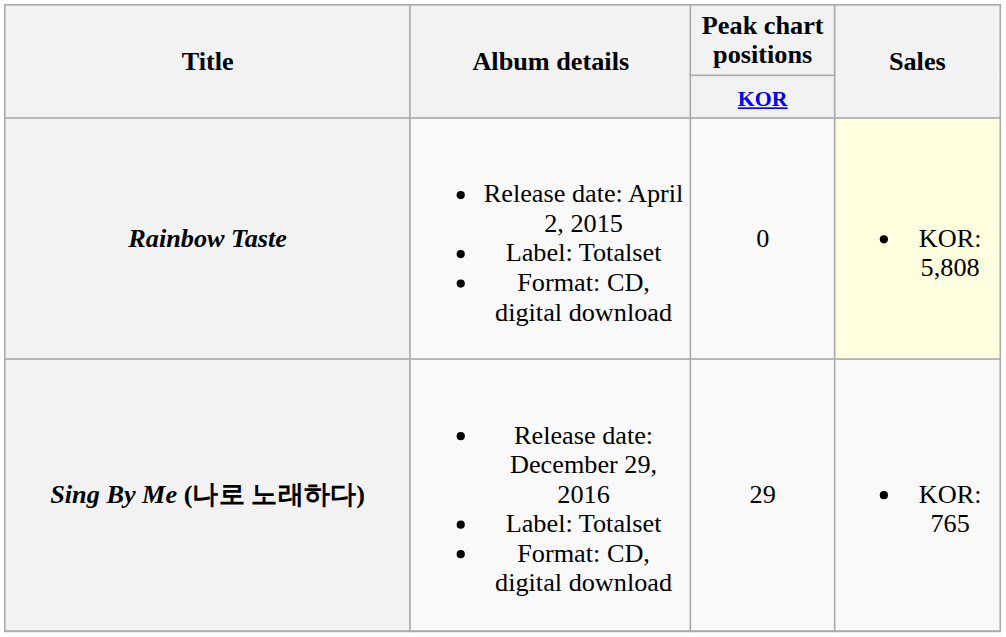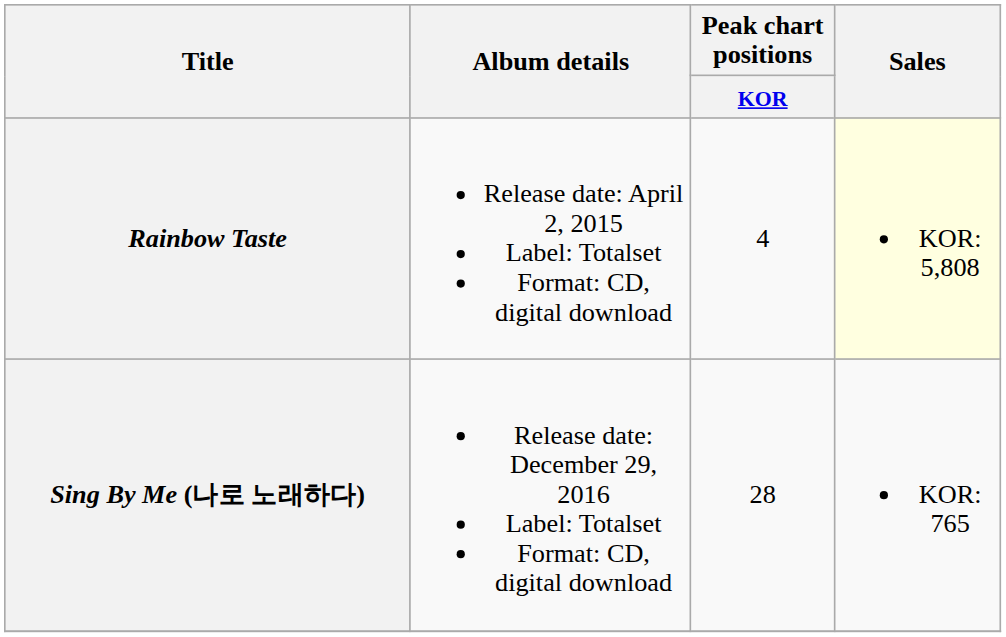(763, 238) 0 -> (763, 238) 4
(763, 494) 29 -> (763, 494) 28
